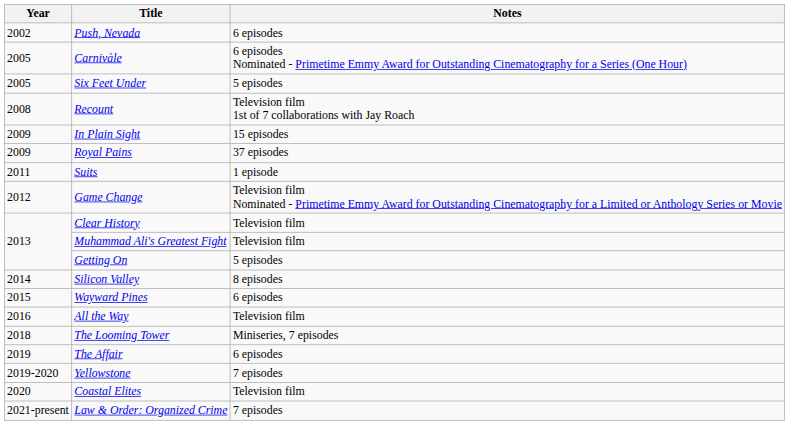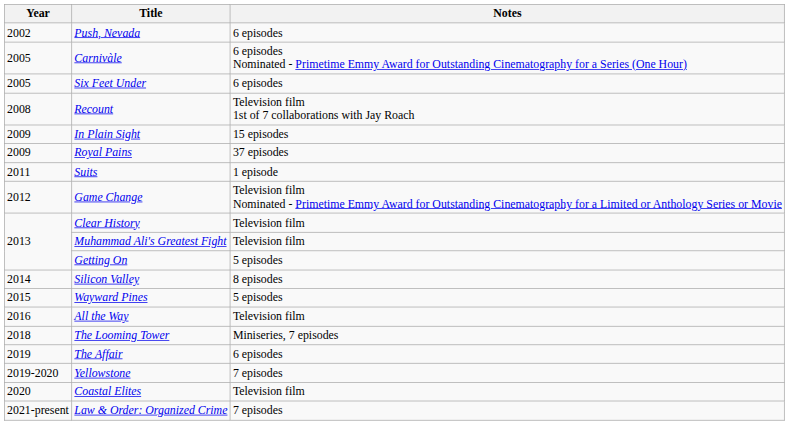(258, 83) 5 episodes -> (258, 83) 6 episodes
(258, 297) 6 episodes -> (258, 297) 5 episodes
